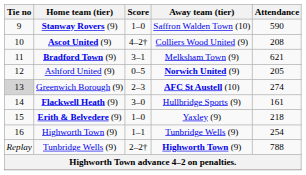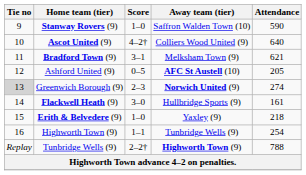(277, 41) 208 -> (277, 41) 640
(202, 71) Norwich United (9) -> (202, 71) AFC St Austell (10)
(202, 86) AFC St Austell (10) -> (202, 86) Norwich United (9)
